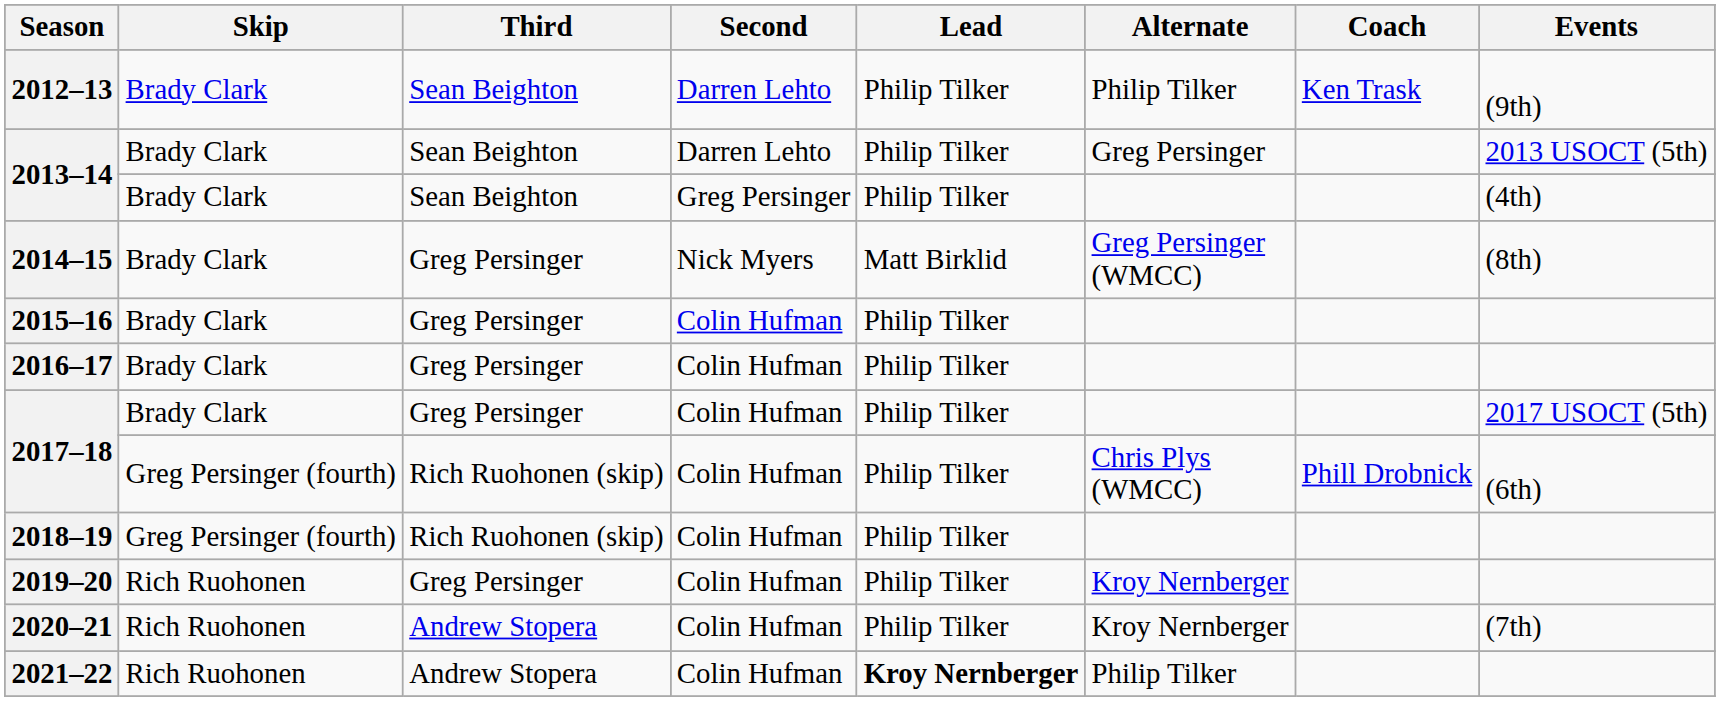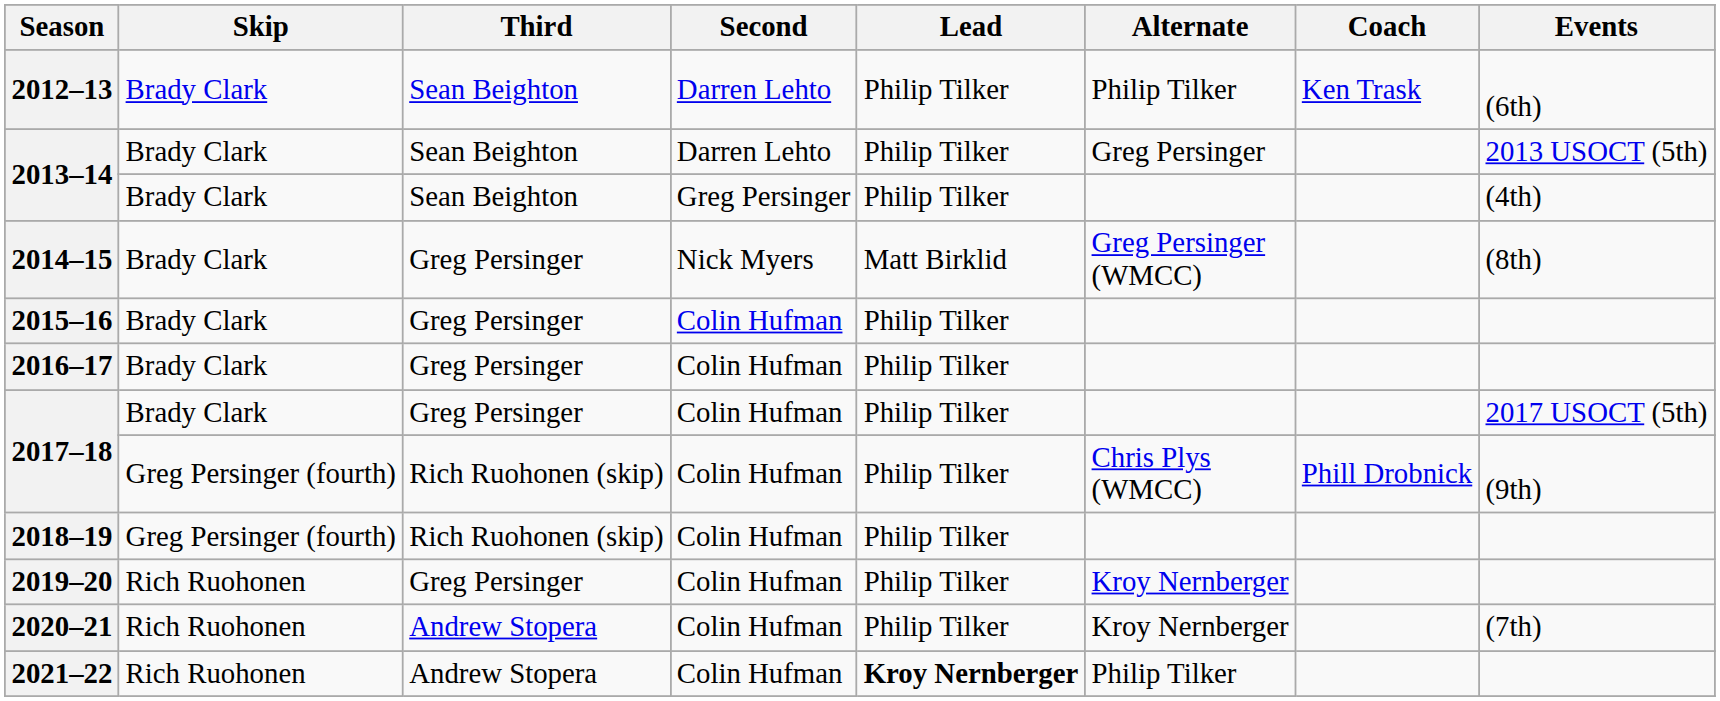(1514, 105) (9th) -> (1514, 105) (6th)
(1514, 489) (6th) -> (1514, 489) (9th)
